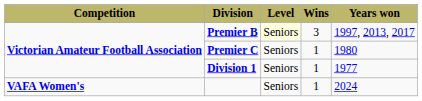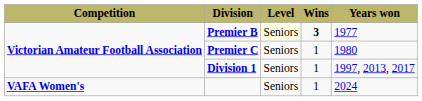(316, 31) normal -> (316, 31) bold
(374, 31) 1997, 2013, 2017 -> (346, 31) 1977
(346, 68) 1977 -> (374, 68) 1997, 2013, 2017
